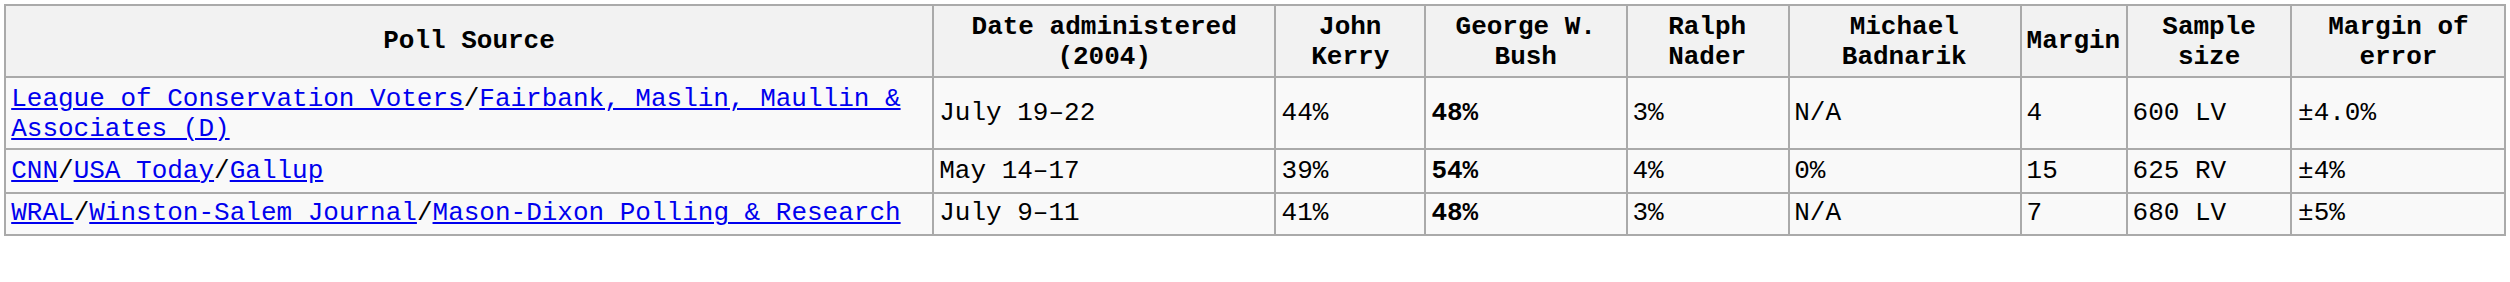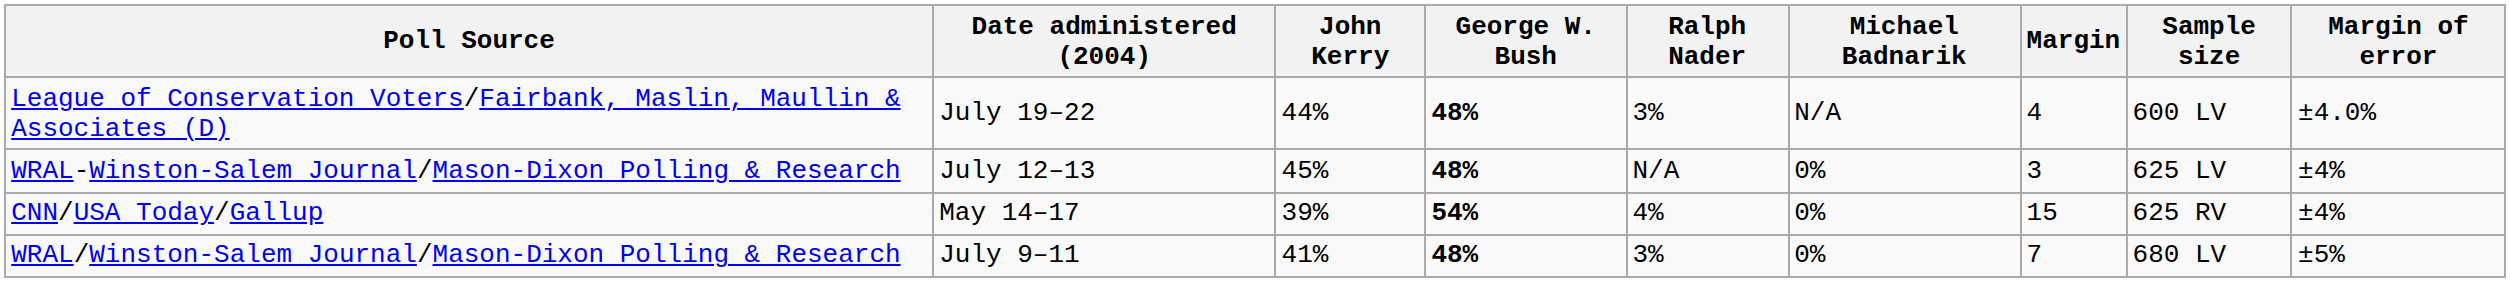+ row: (456, 171)
(1818, 213) N/A -> (1810, 256) 0%
